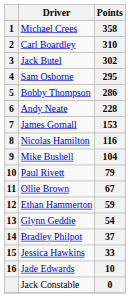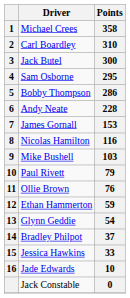(110, 60) 302 -> (110, 60) 300
(110, 157) 104 -> (110, 157) 103
(110, 189) 67 -> (110, 189) 76
